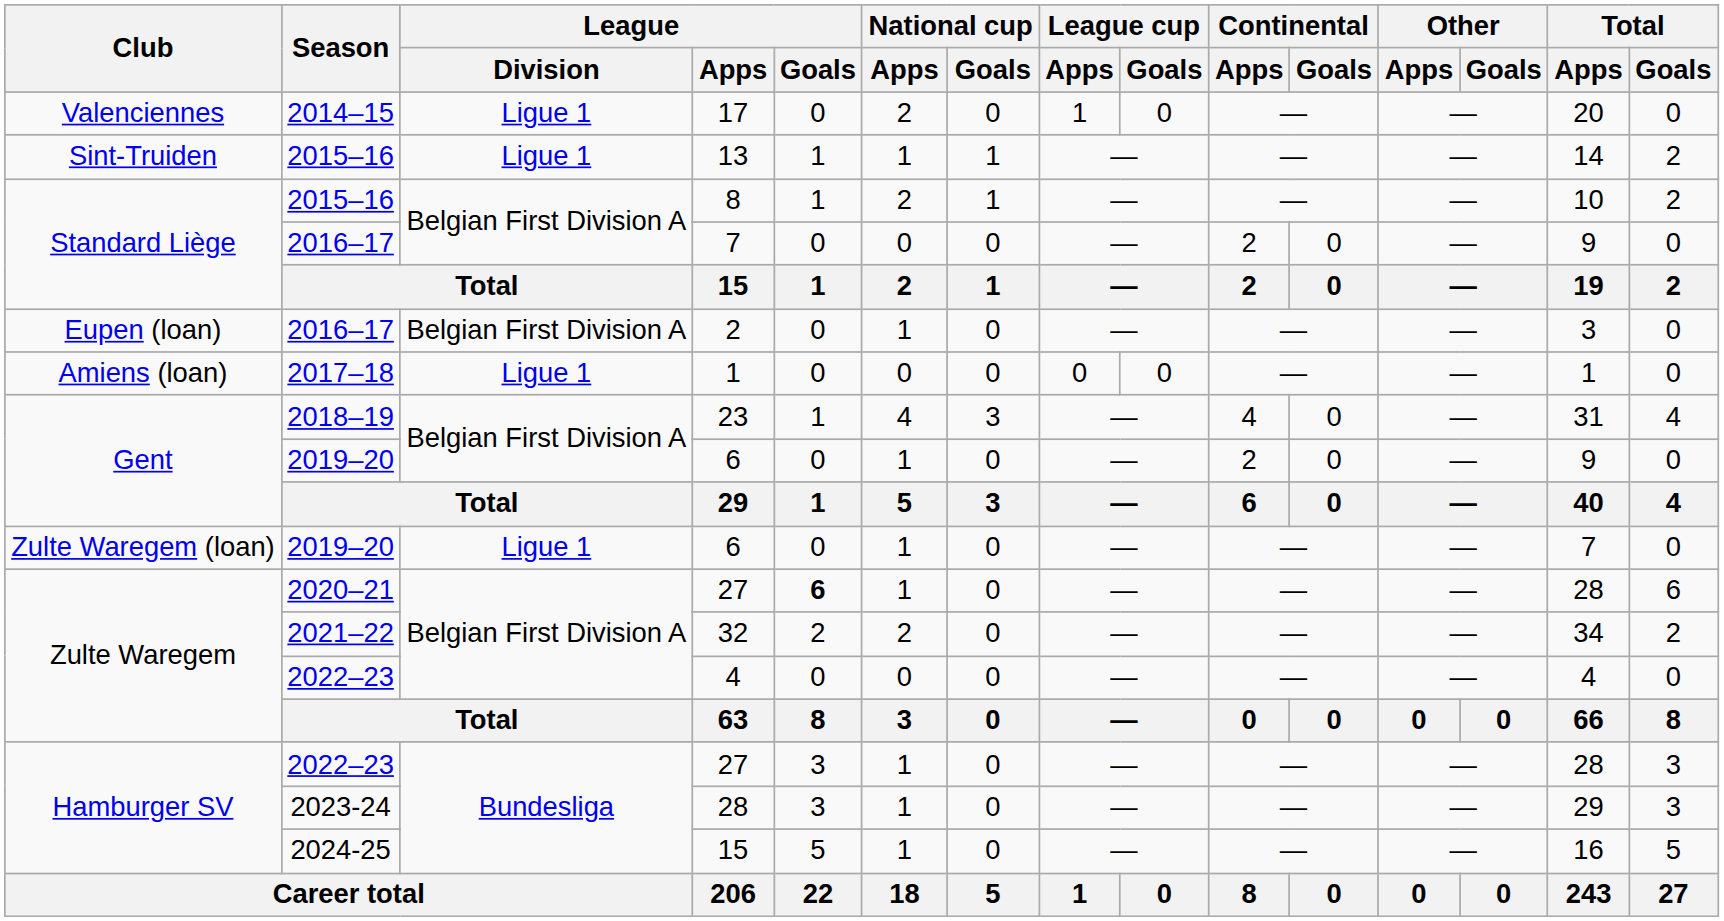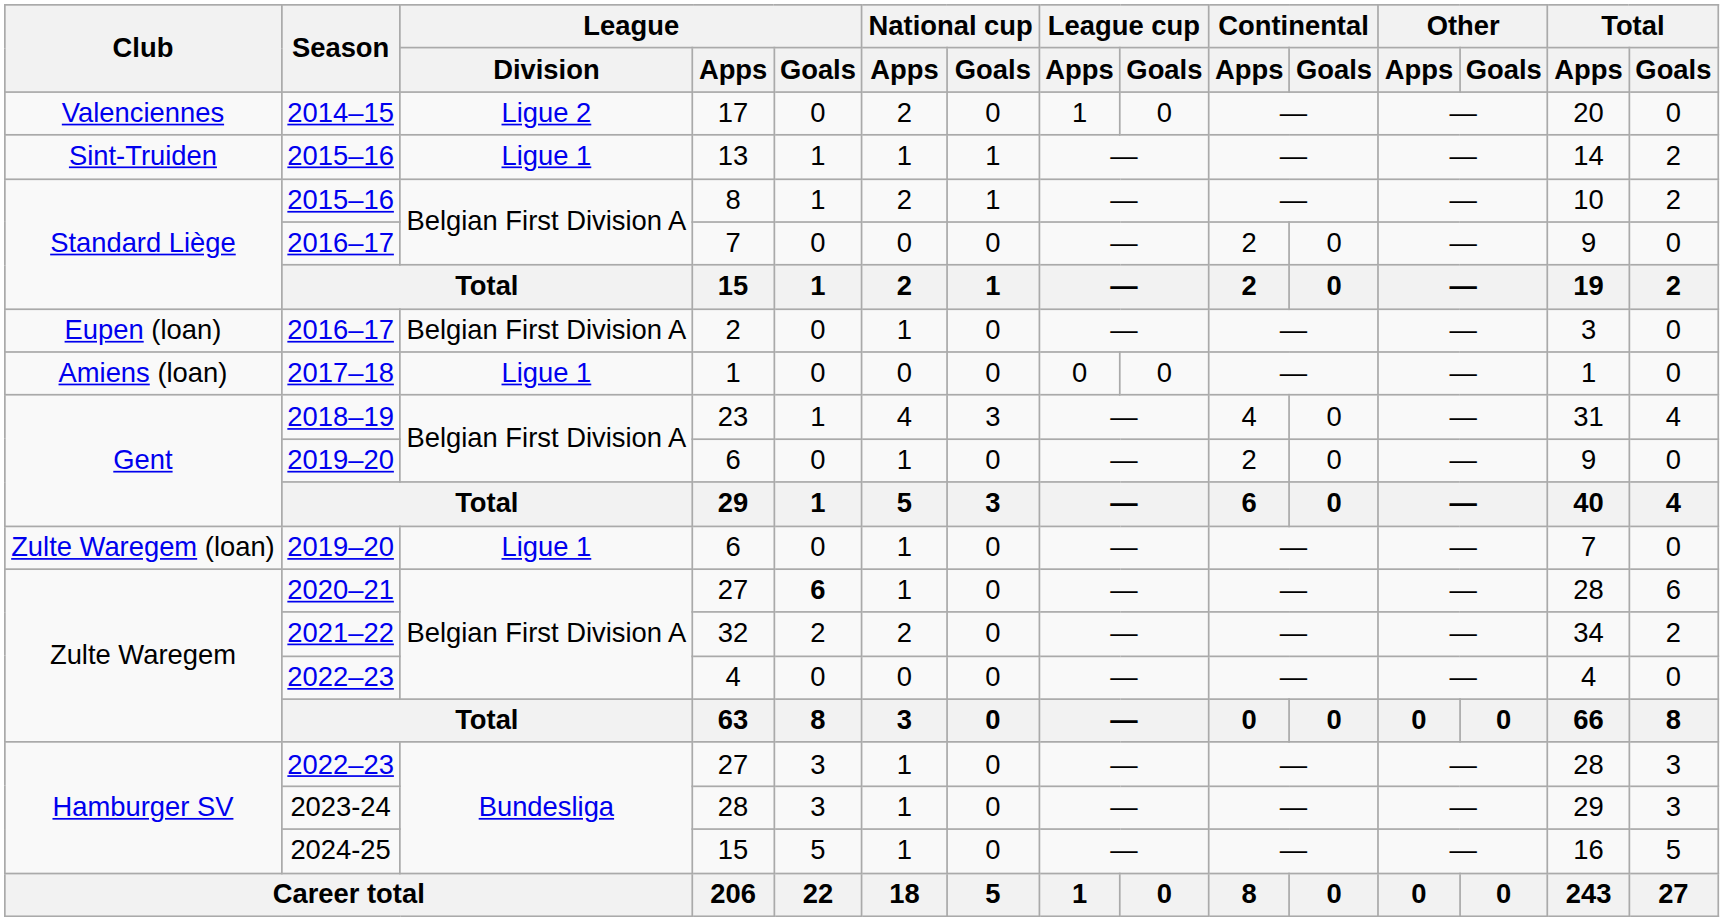(546, 112) Ligue 1 -> (546, 112) Ligue 2
